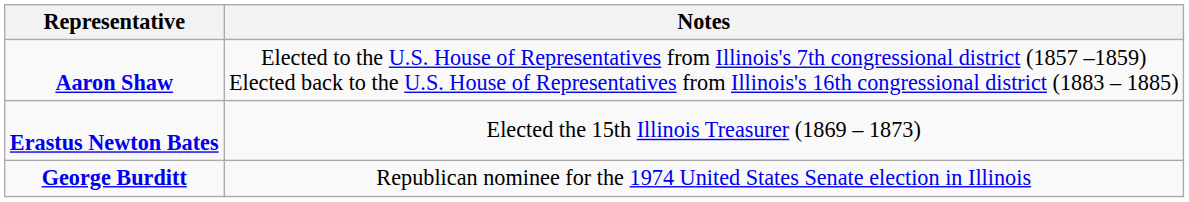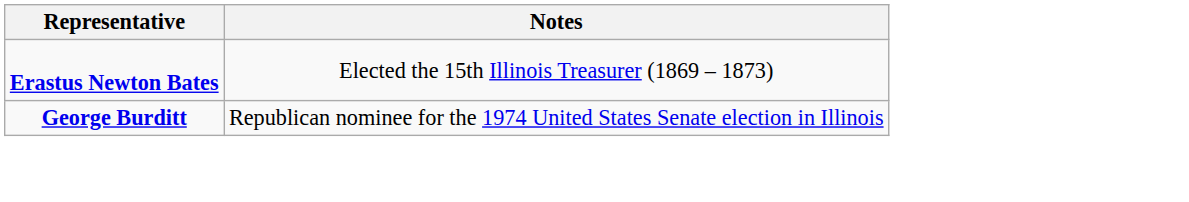- row: (114, 82)
